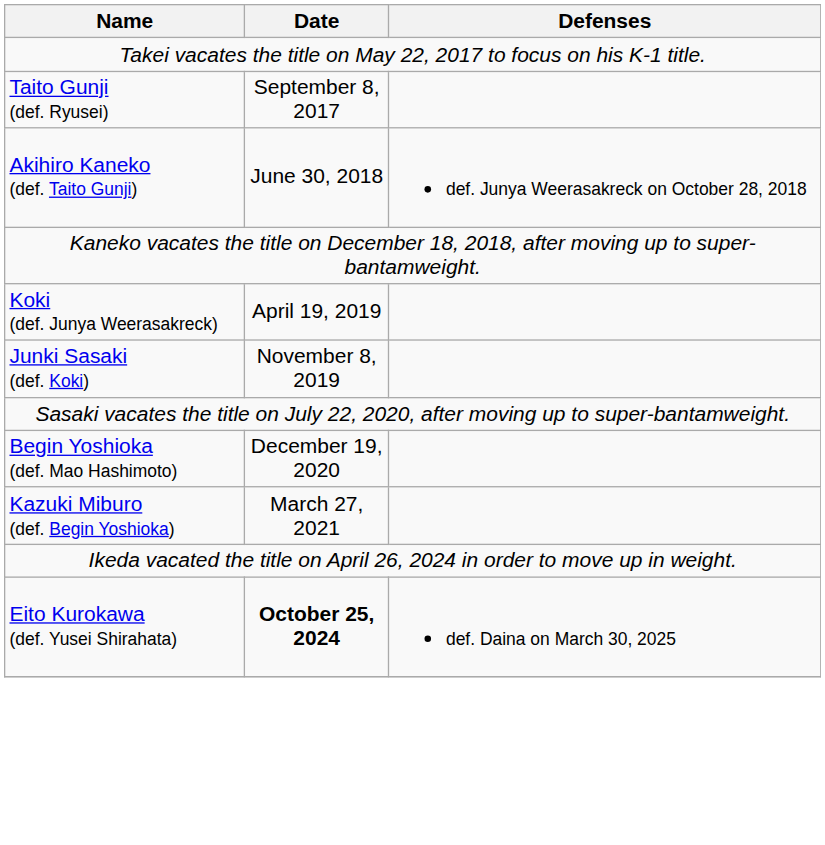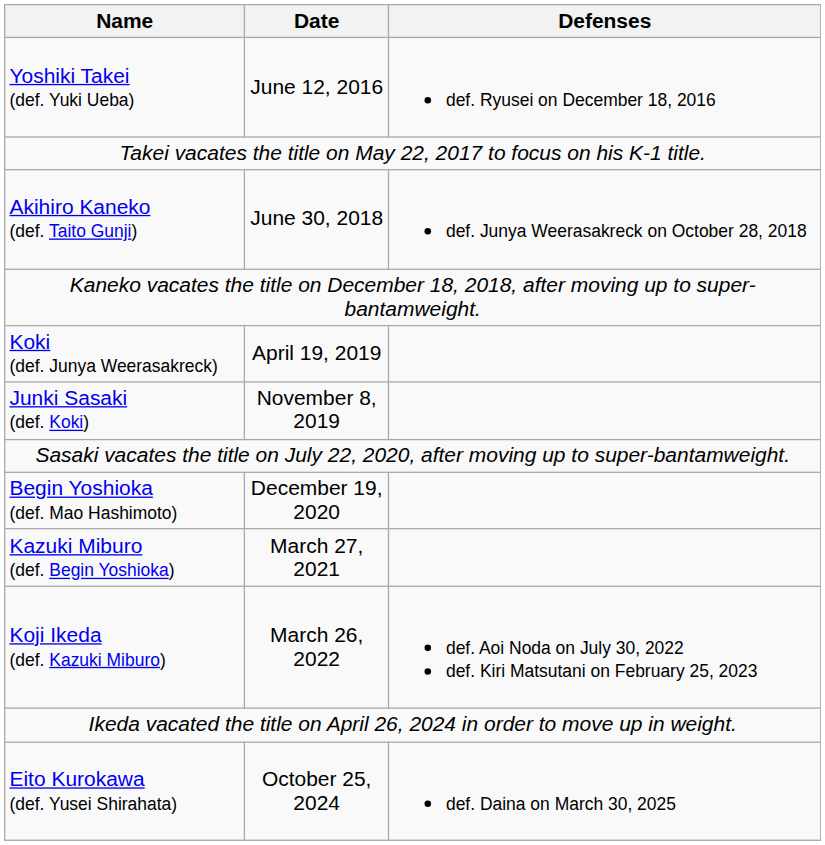+ row: (72, 87)
- row: (59, 99)
+ row: (88, 646)
(317, 626) bold -> (317, 790) normal
